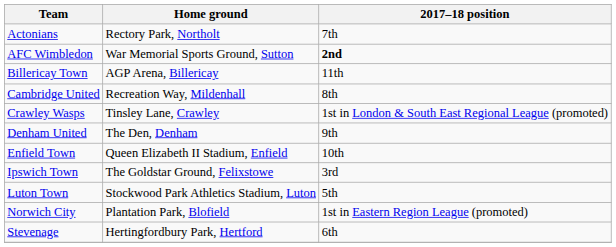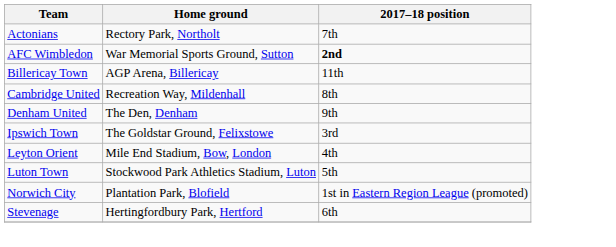- row: (46, 113)
- row: (41, 152)
+ row: (42, 152)
